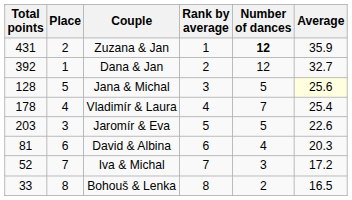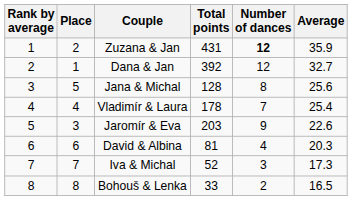columns swapped: (206, 21) <-> (26, 21)
(263, 87) 5 -> (263, 87) 8
(321, 87) lightyellow background -> (321, 87) no background
(263, 126) 5 -> (263, 126) 9
(321, 165) 17.2 -> (321, 165) 17.3
